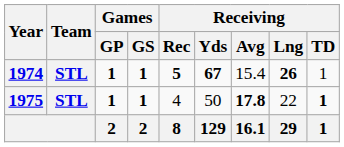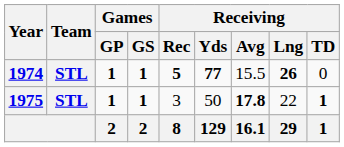(213, 73) 67 -> (213, 73) 77
(250, 73) 15.4 -> (250, 73) 15.5
(323, 73) 1 -> (323, 73) 0
(177, 100) 4 -> (177, 100) 3
